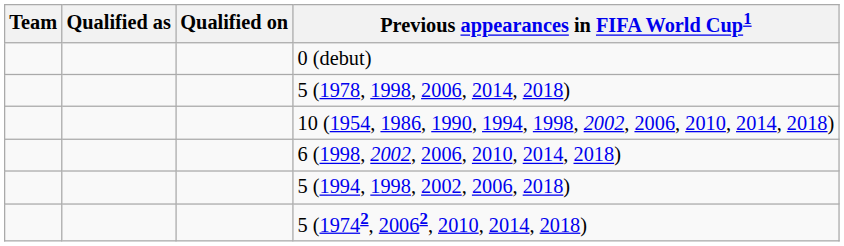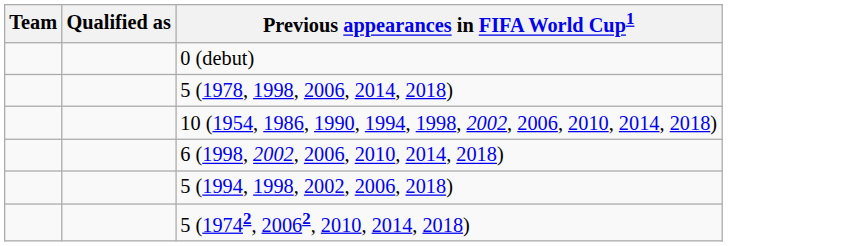- column: (234, 23)
